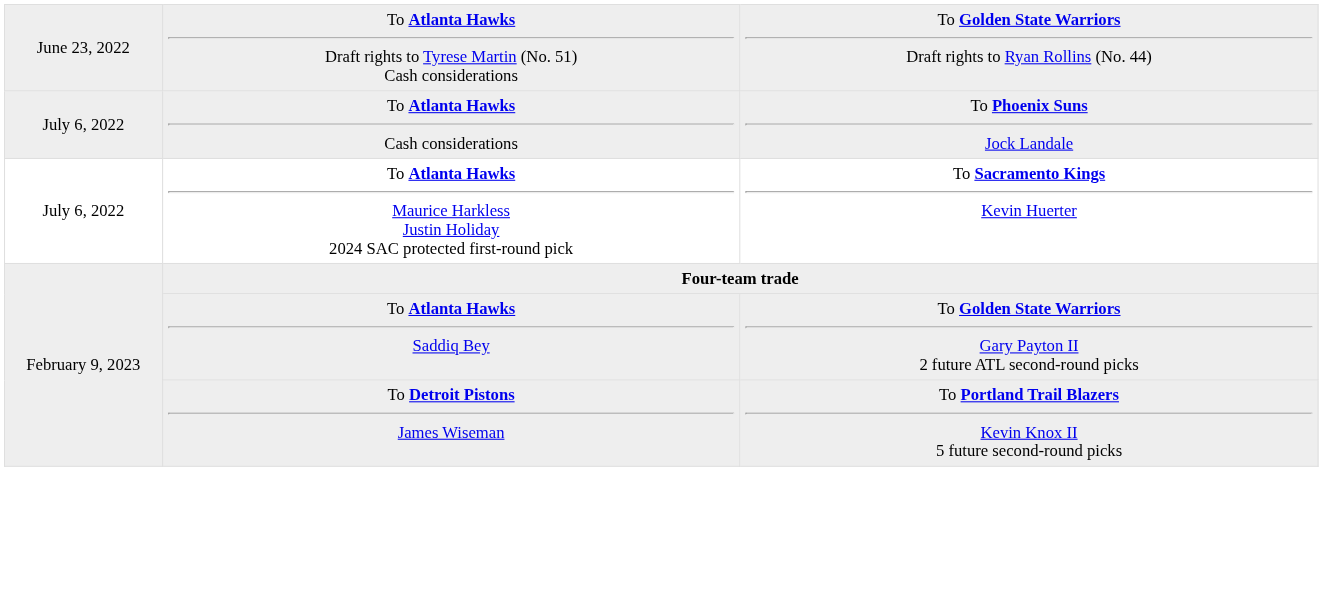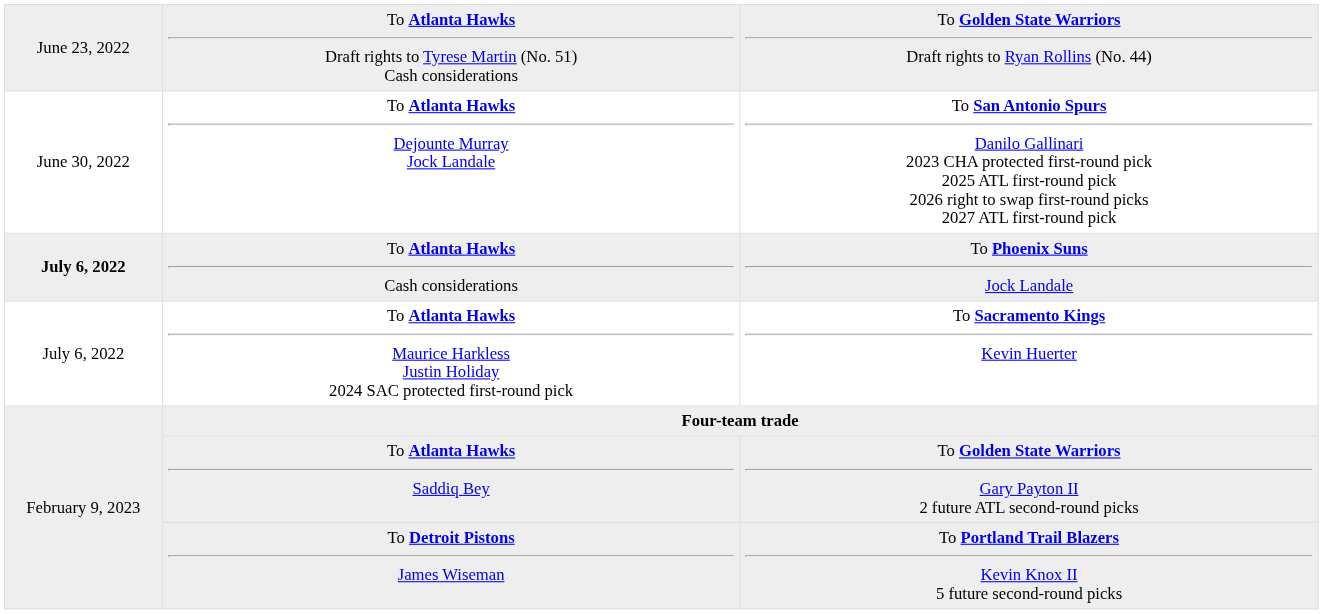+ row: (451, 133)
(83, 124) normal -> (83, 267) bold
